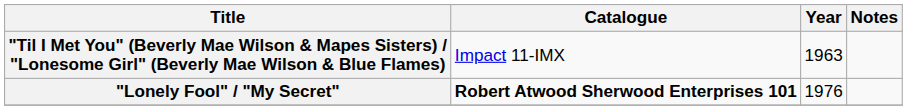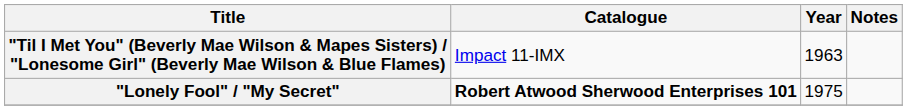(824, 91) 1976 -> (824, 91) 1975
